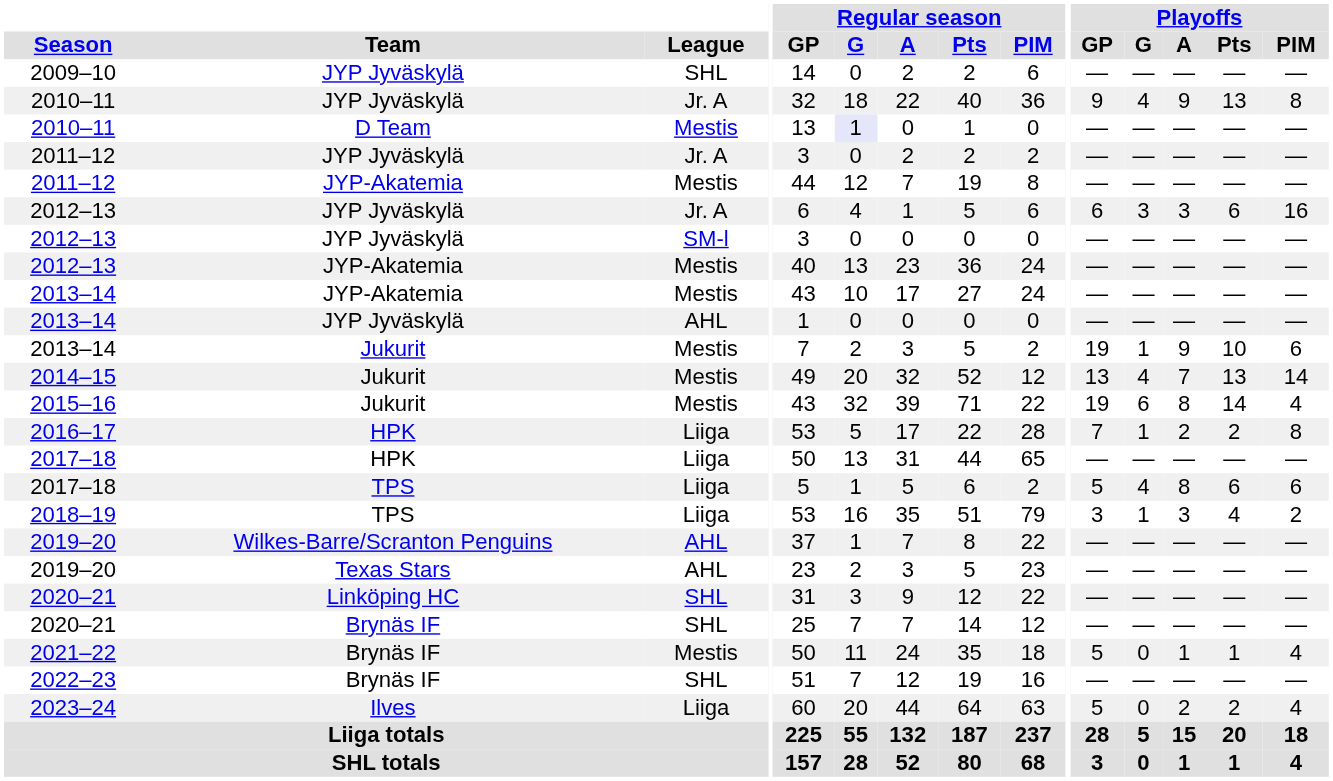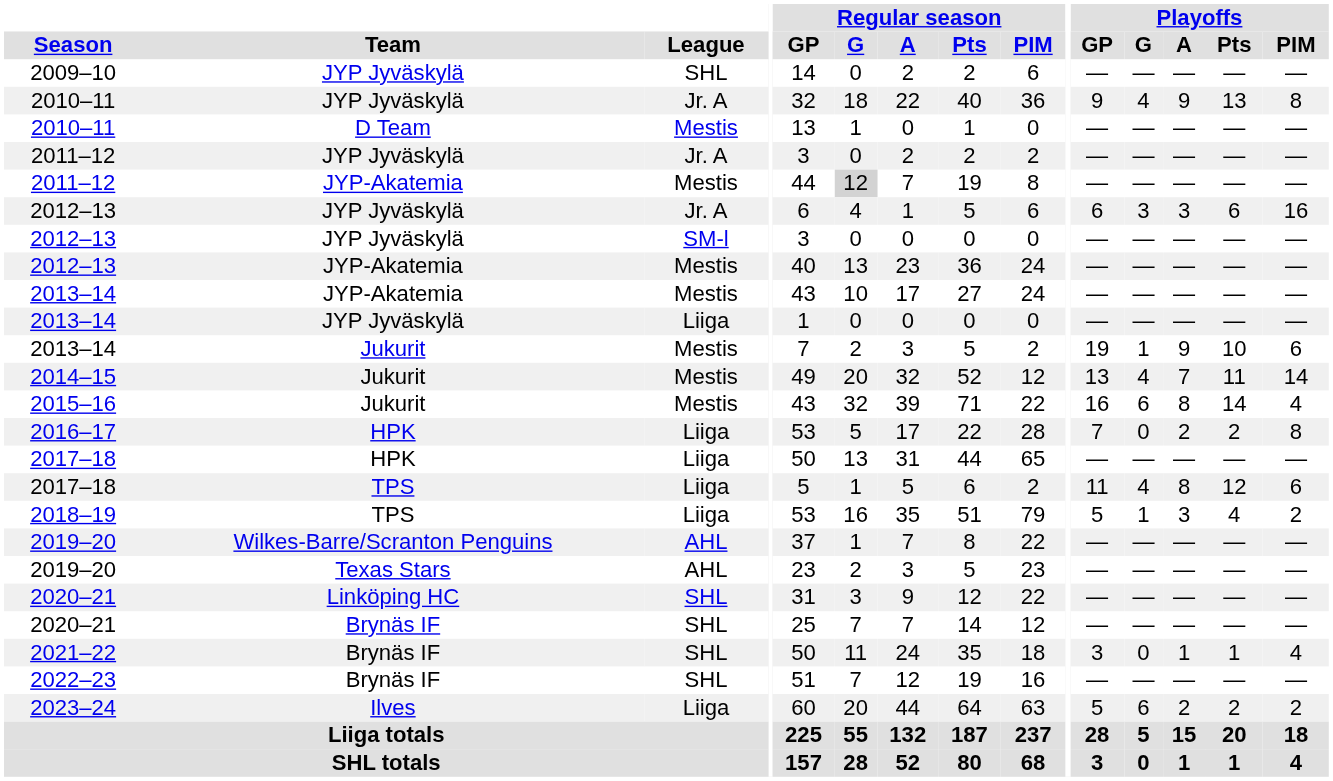(856, 128) lavender background -> (856, 128) no background
(856, 183) no background -> (856, 183) lightgrey background
(706, 321) AHL -> (706, 321) Liiga
(1234, 376) 13 -> (1234, 376) 11
(1097, 404) 19 -> (1097, 404) 16
(1143, 431) 1 -> (1143, 431) 0
(1097, 486) 5 -> (1097, 486) 11
(1234, 486) 6 -> (1234, 486) 12
(1097, 514) 3 -> (1097, 514) 5
(706, 652) Mestis -> (706, 652) SHL
(1097, 652) 5 -> (1097, 652) 3
(1143, 707) 0 -> (1143, 707) 6
(1296, 707) 4 -> (1296, 707) 2
